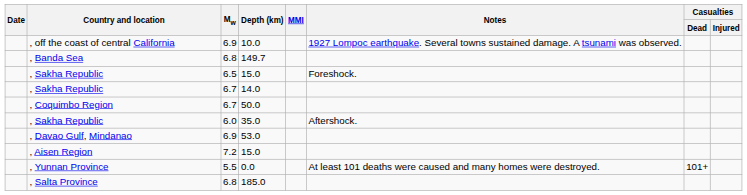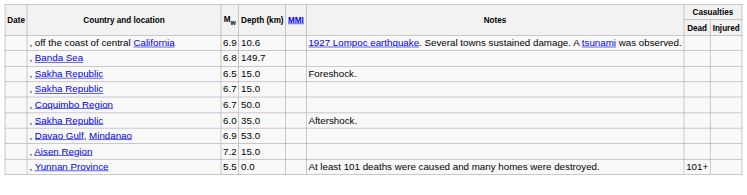(251, 43) 10.0 -> (251, 43) 10.6
(251, 89) 14.0 -> (251, 89) 15.0
- row: (64, 182)
